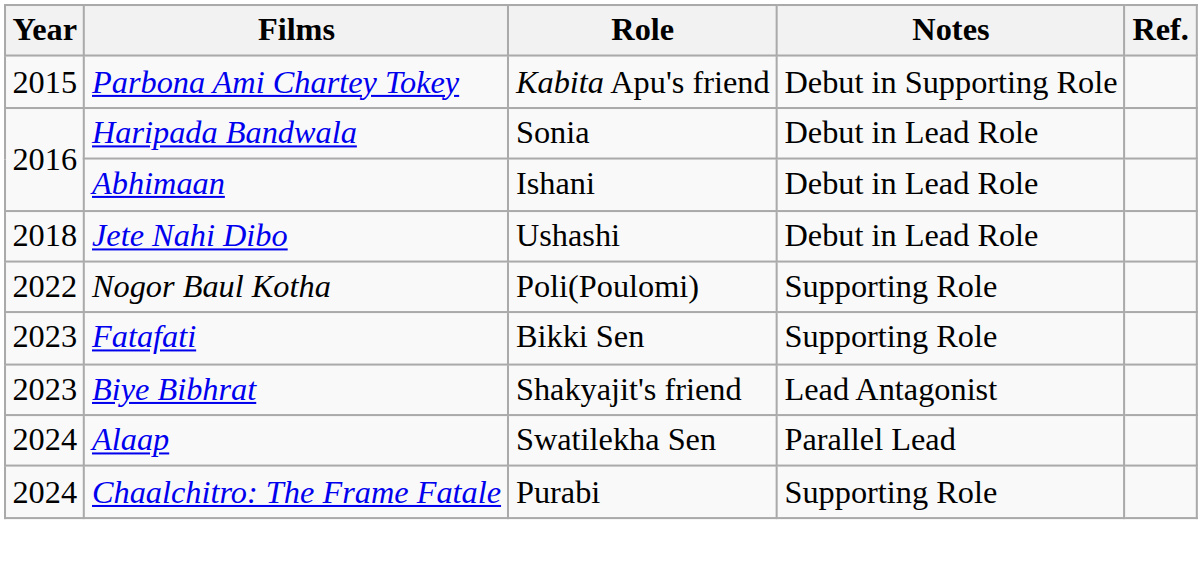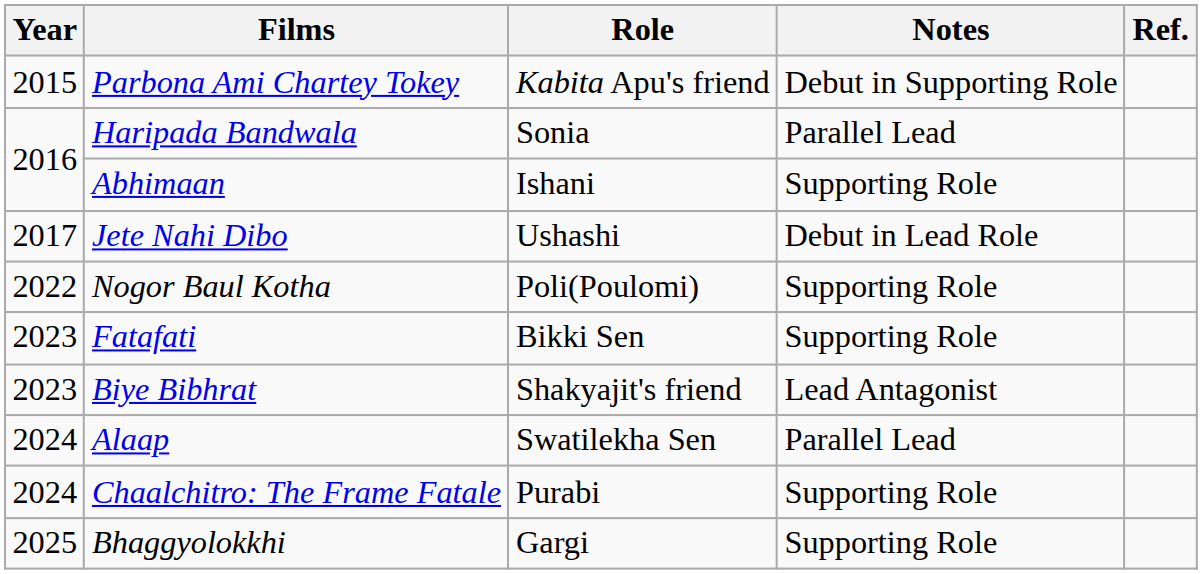(911, 132) Debut in Lead Role -> (870, 132) Parallel Lead
(911, 183) Debut in Lead Role -> (891, 183) Supporting Role
(45, 235) 2018 -> (45, 235) 2017
+ row: (189, 542)
